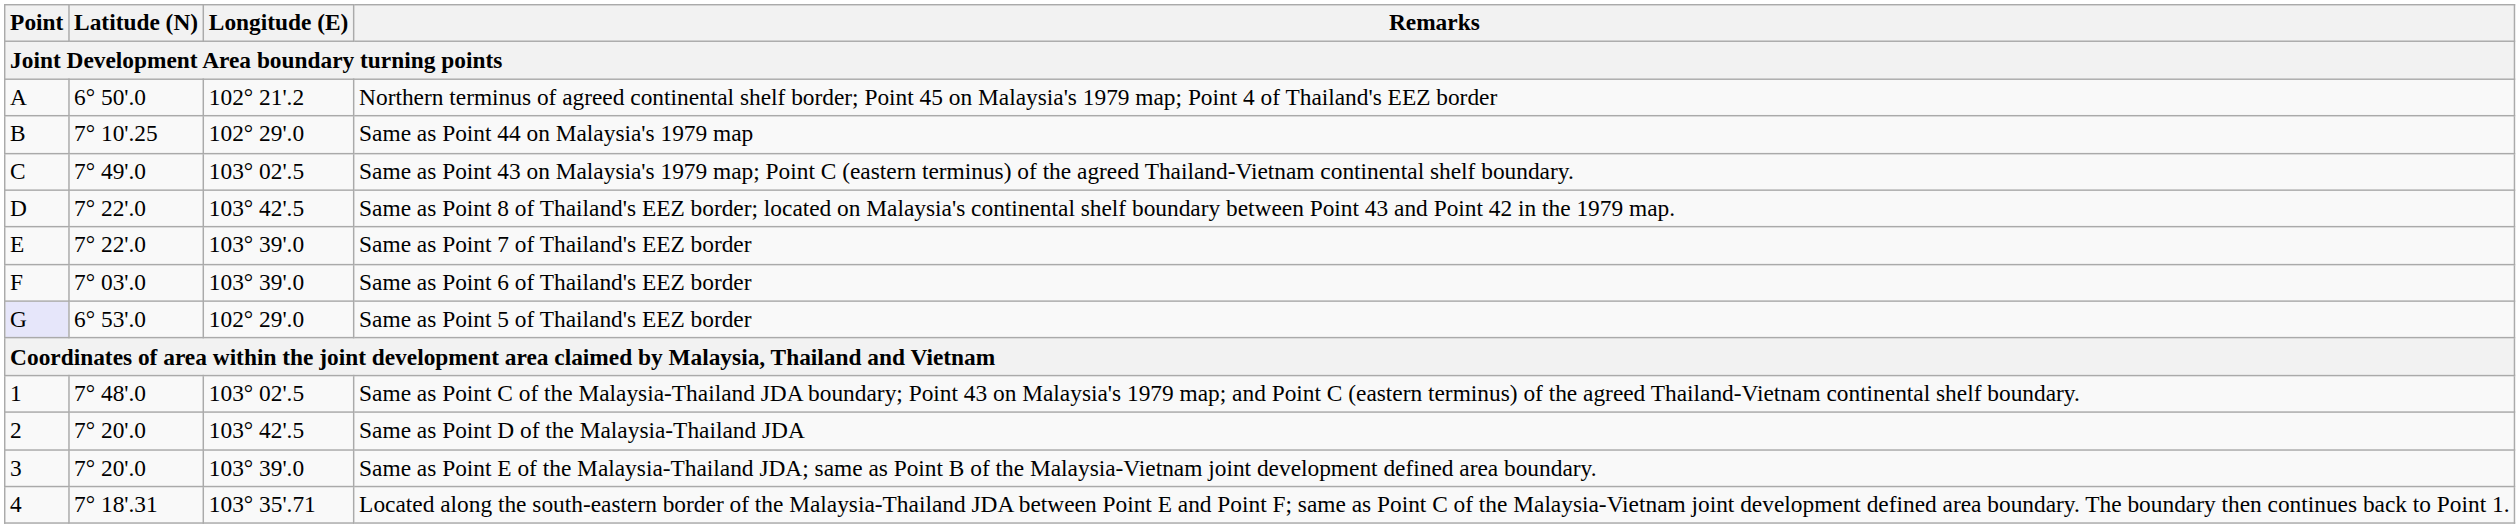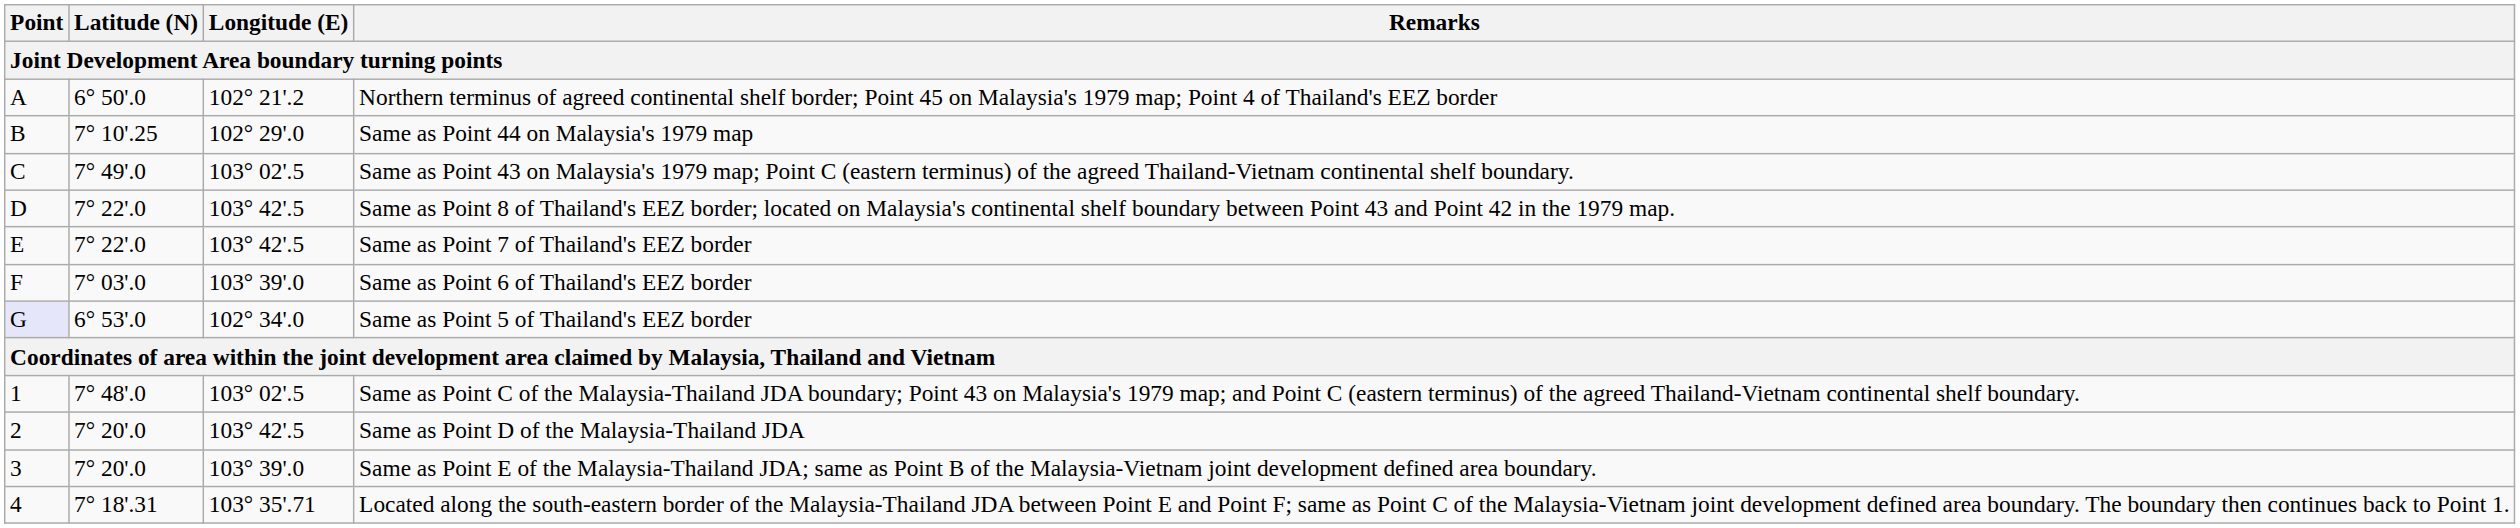(256, 245) 103° 39'.0 -> (256, 245) 103° 42'.5
(256, 319) 102° 29'.0 -> (256, 319) 102° 34'.0
